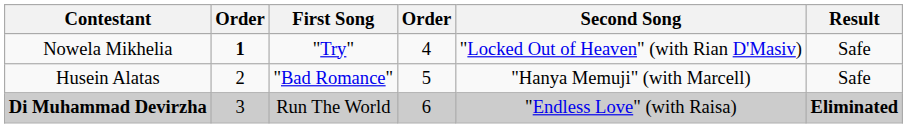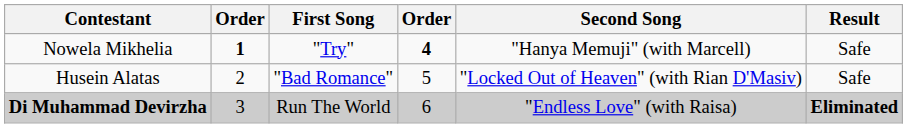(426, 48) normal -> (426, 48) bold
(631, 48) "Locked Out of Heaven" (with Rian D'Masiv) -> (631, 48) "Hanya Memuji" (with Marcell)
(631, 78) "Hanya Memuji" (with Marcell) -> (631, 78) "Locked Out of Heaven" (with Rian D'Masiv)
